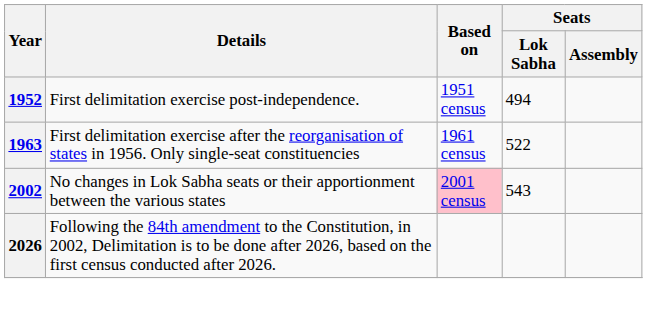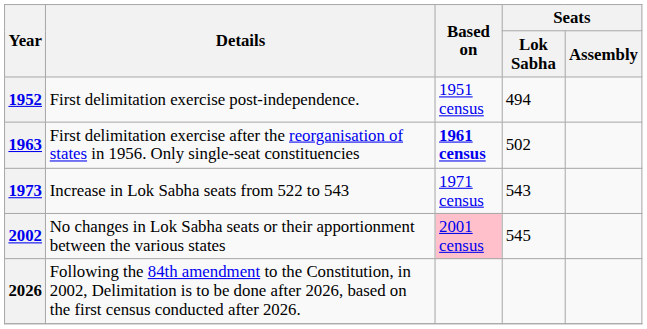(463, 145) normal -> (462, 145) bold
(518, 145) 522 -> (518, 145) 502
+ row: (25, 190)
(518, 190) 543 -> (518, 236) 545
